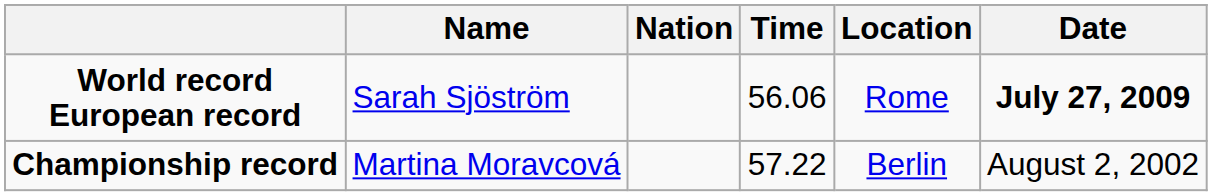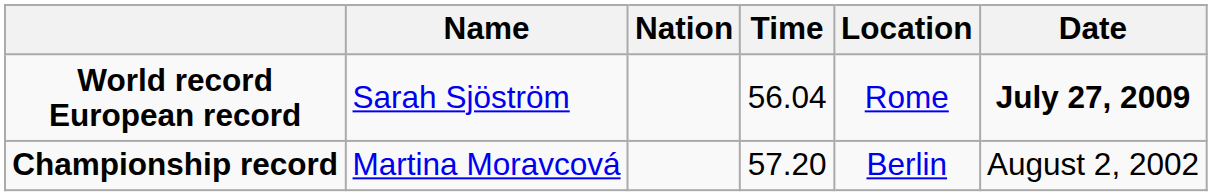(787, 97) 56.06 -> (787, 97) 56.04
(787, 164) 57.22 -> (787, 164) 57.20
